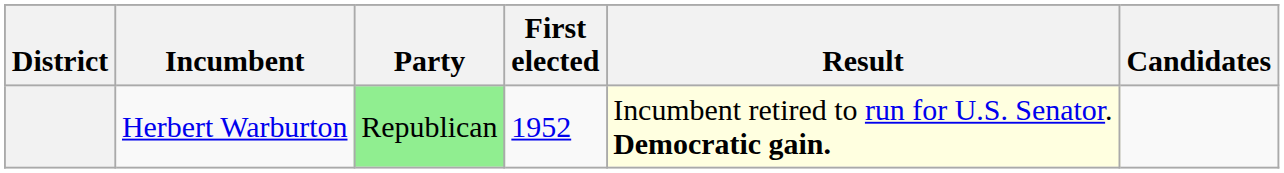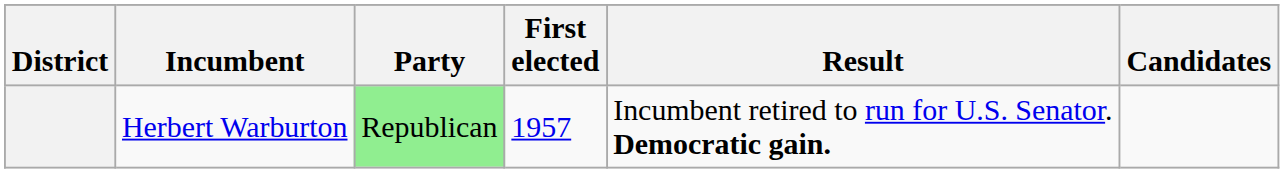(541, 126) 1952 -> (541, 126) 1957
(863, 126) lightyellow background -> (863, 126) no background
